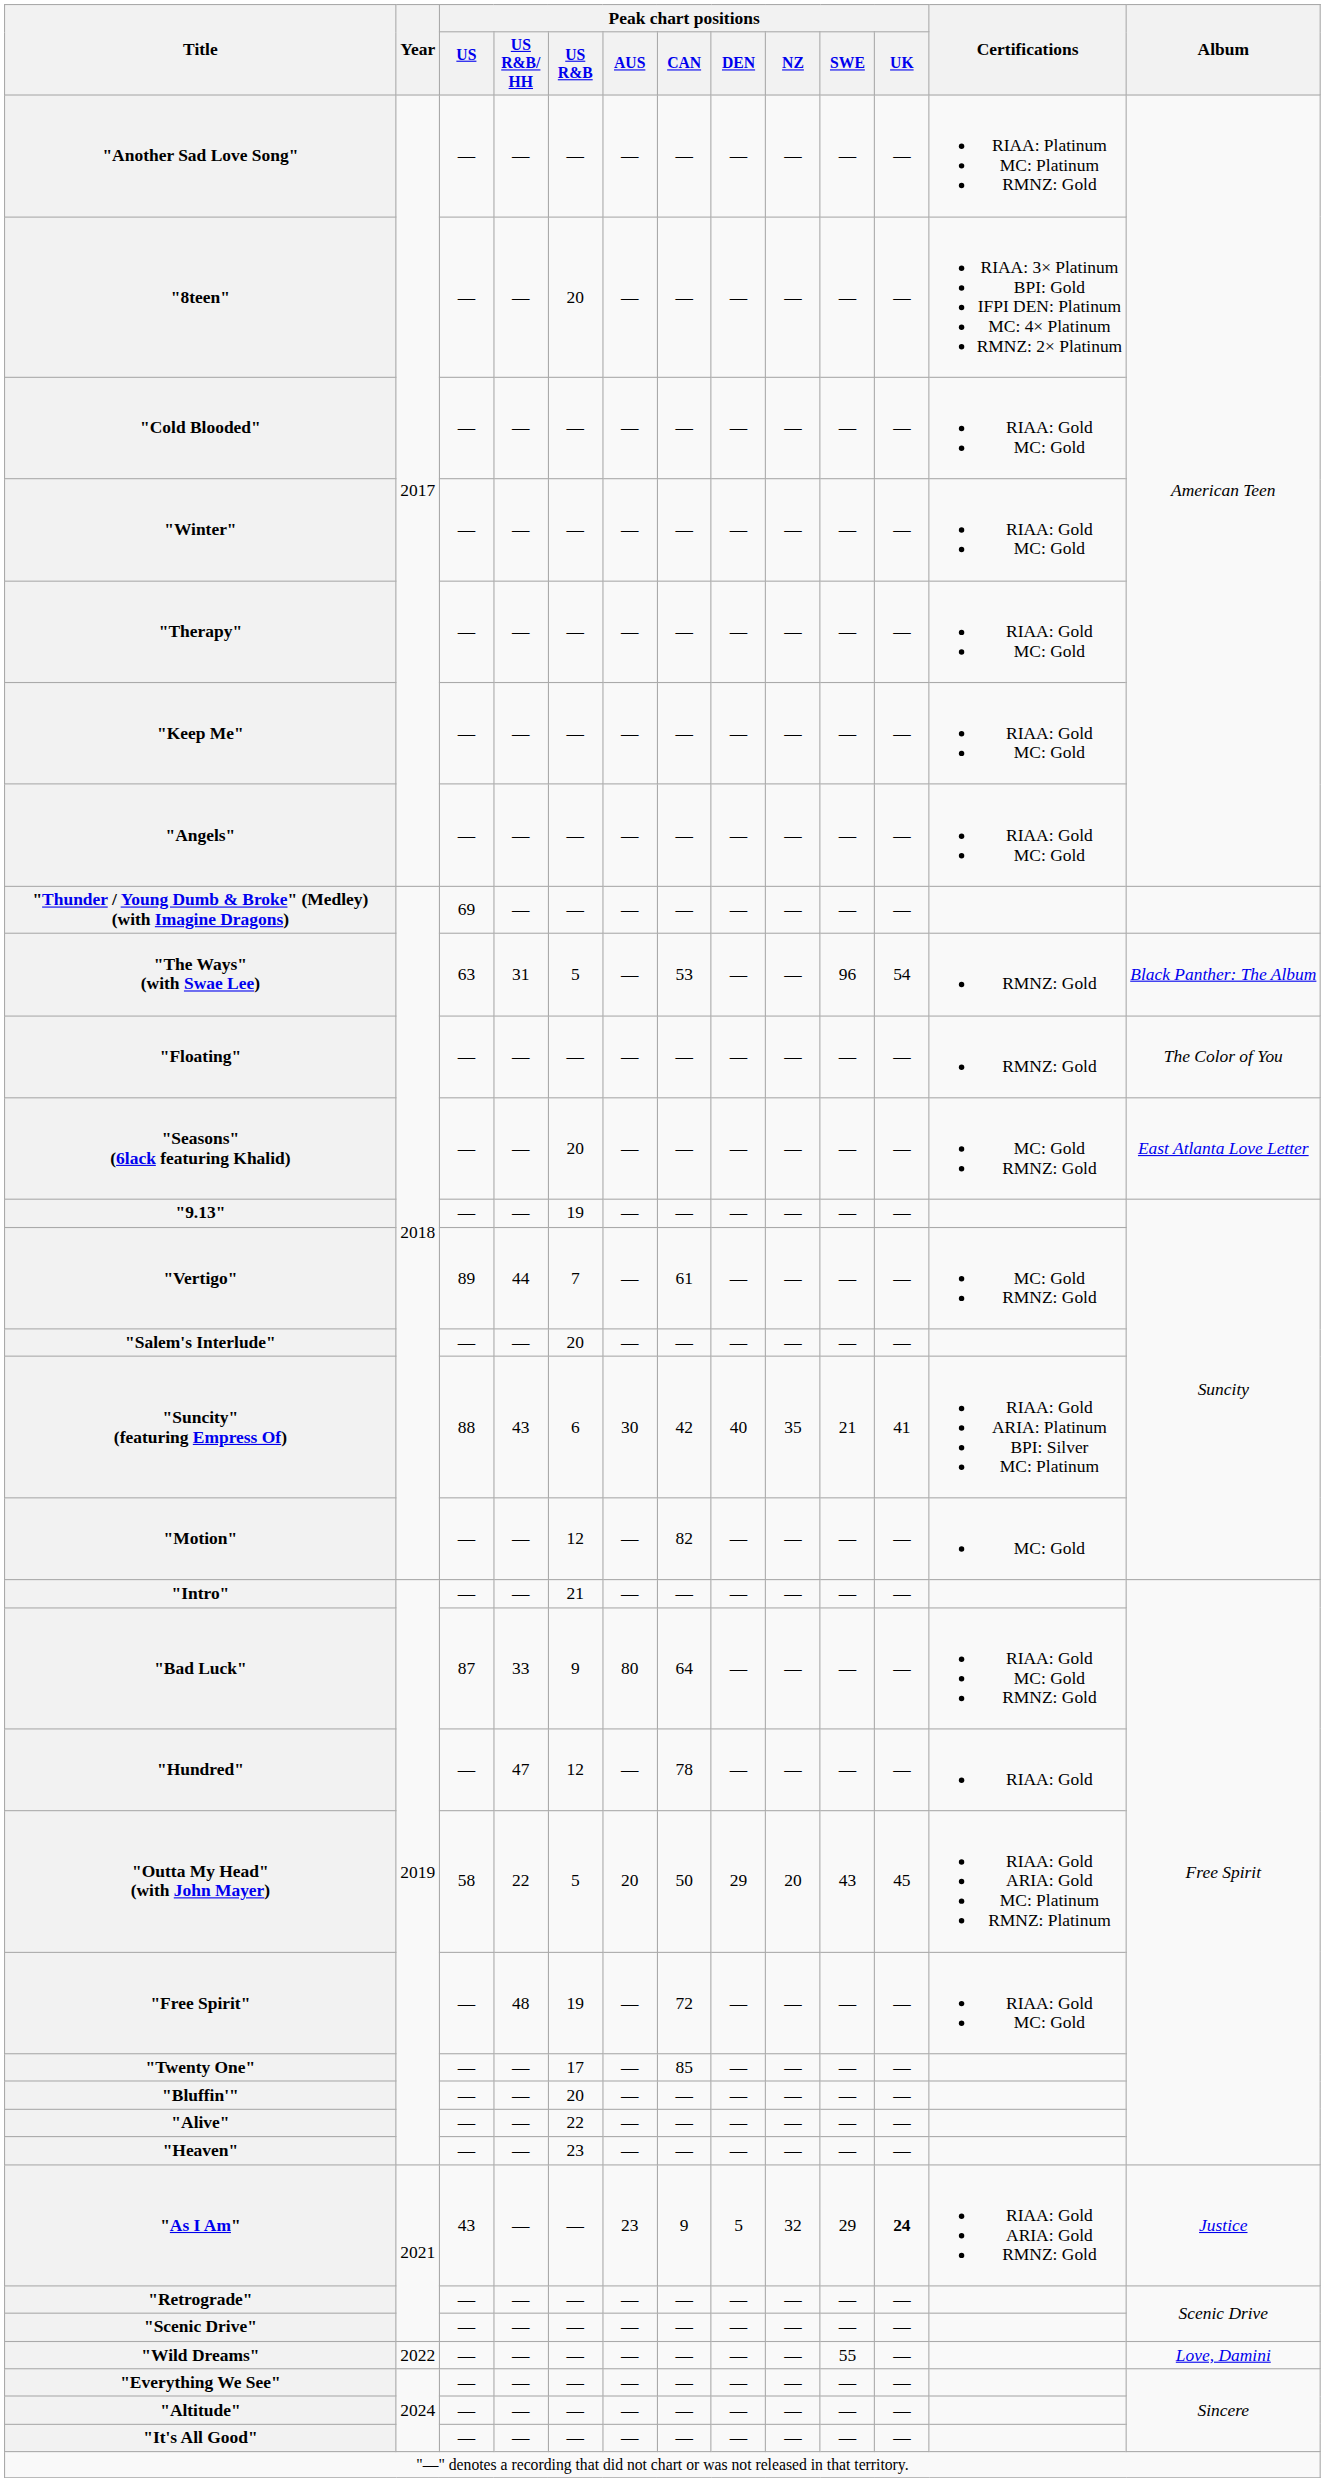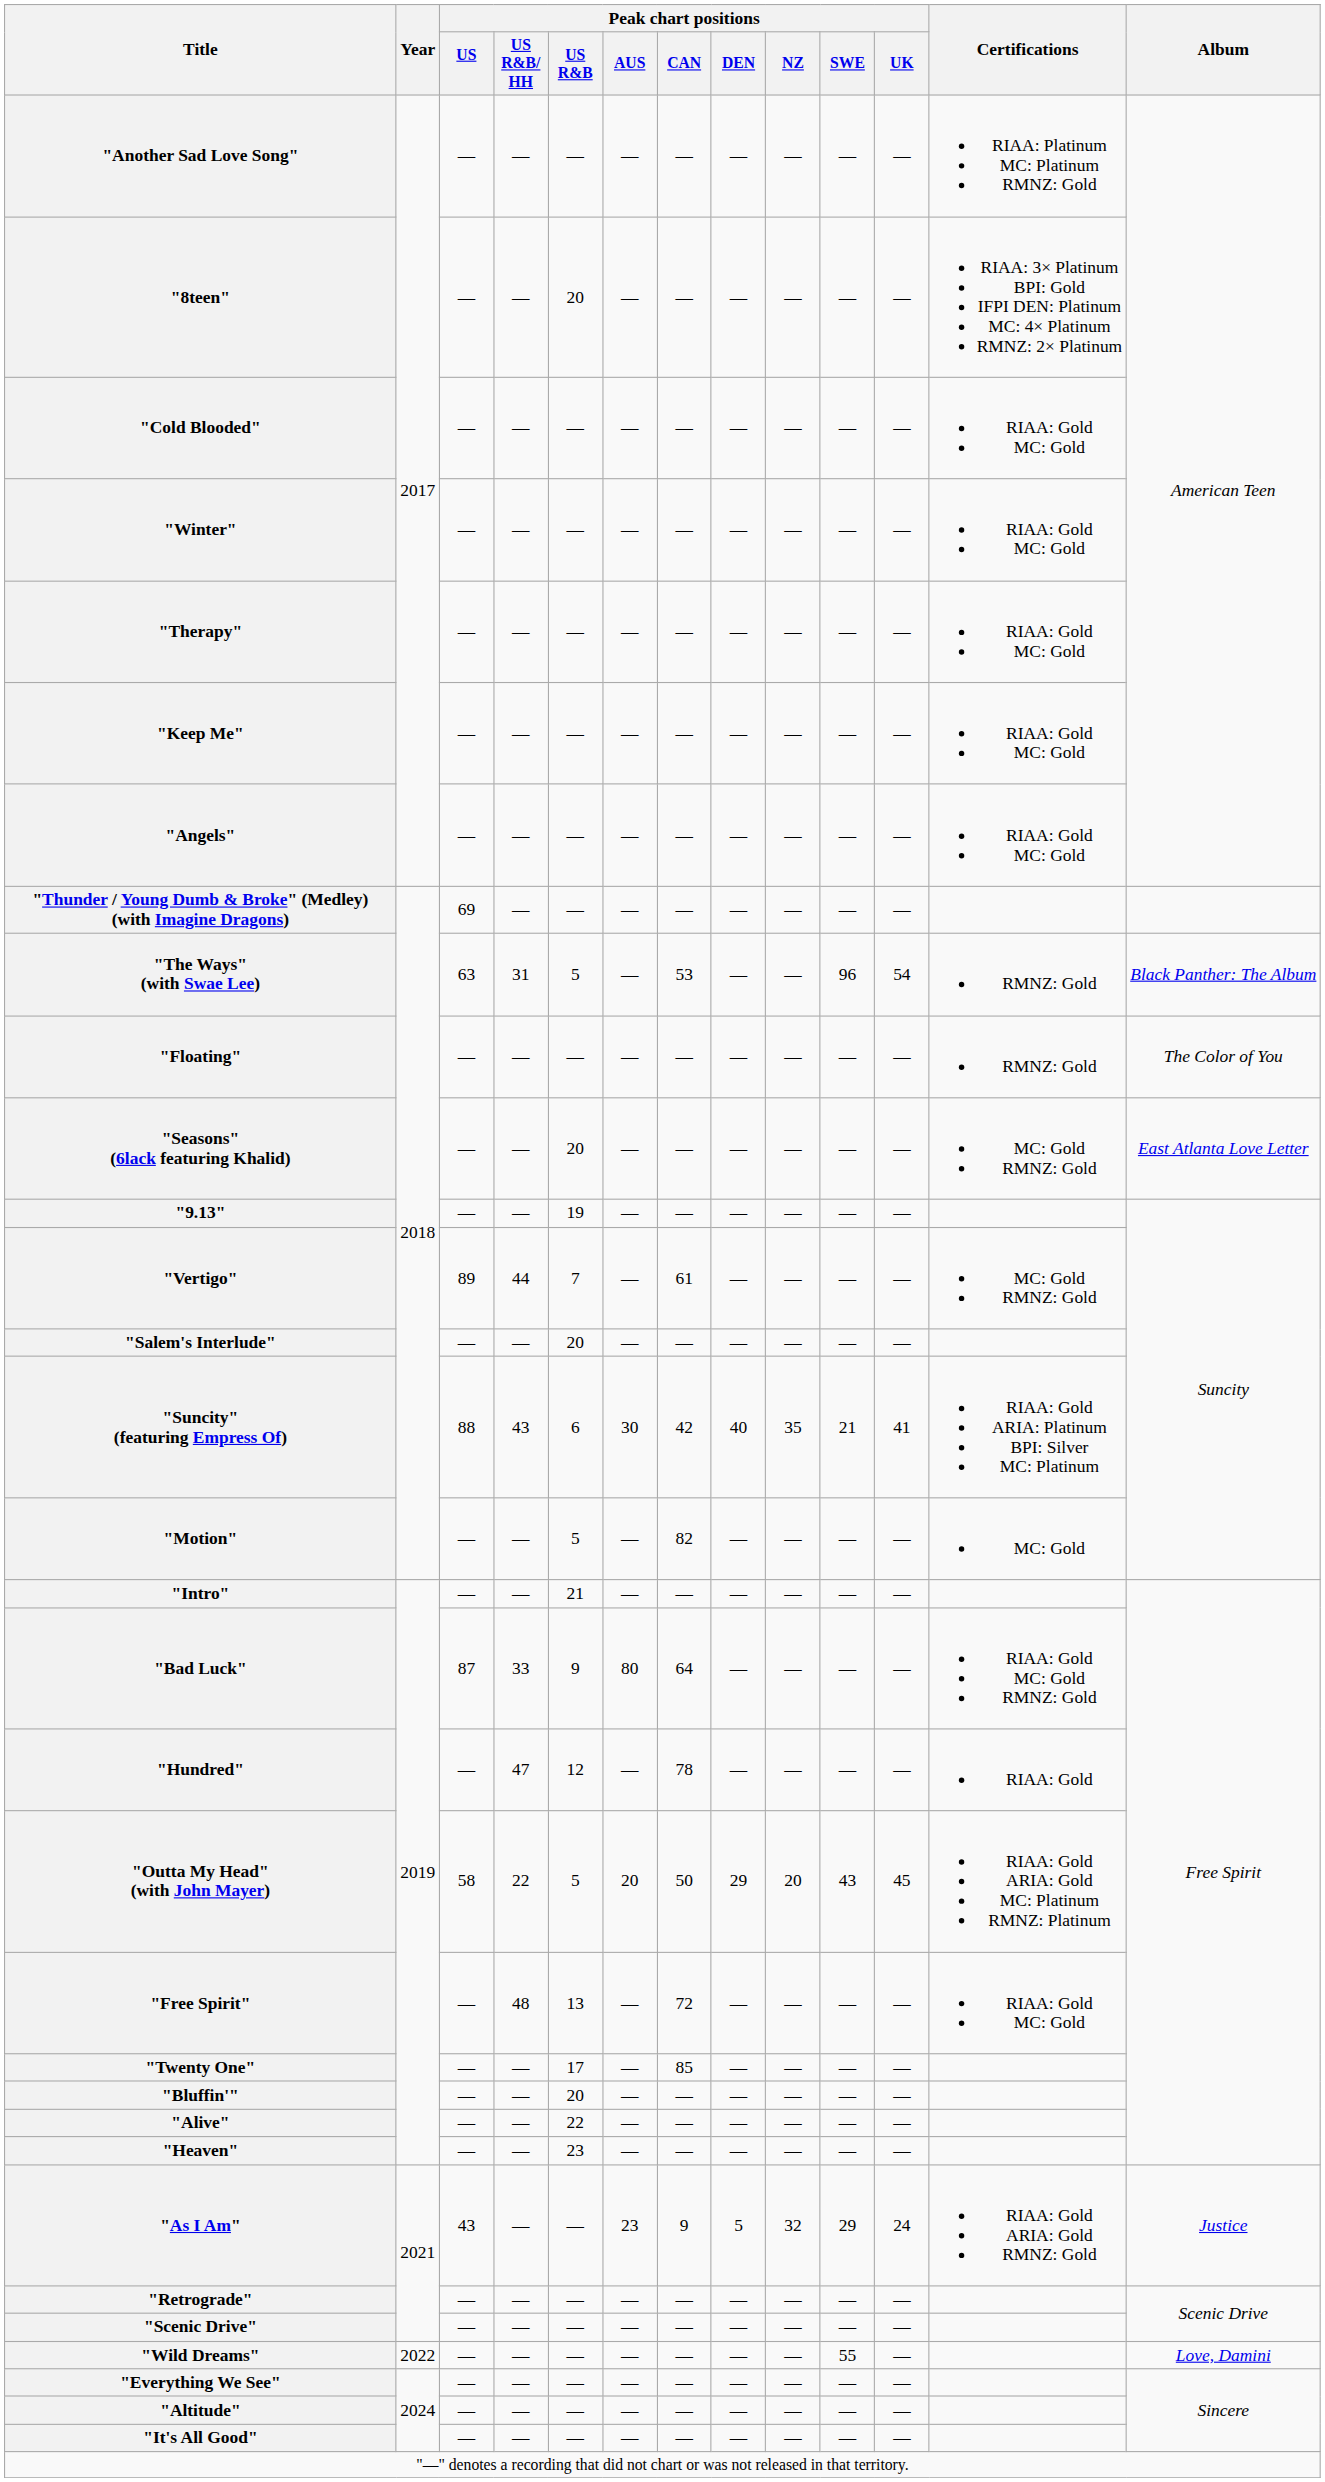(575, 1538) 12 -> (575, 1538) 5
(575, 2002) 19 -> (575, 2002) 13
(902, 2225) bold -> (902, 2225) normal
